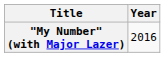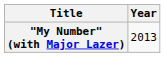(144, 37) 2016 -> (144, 37) 2013
